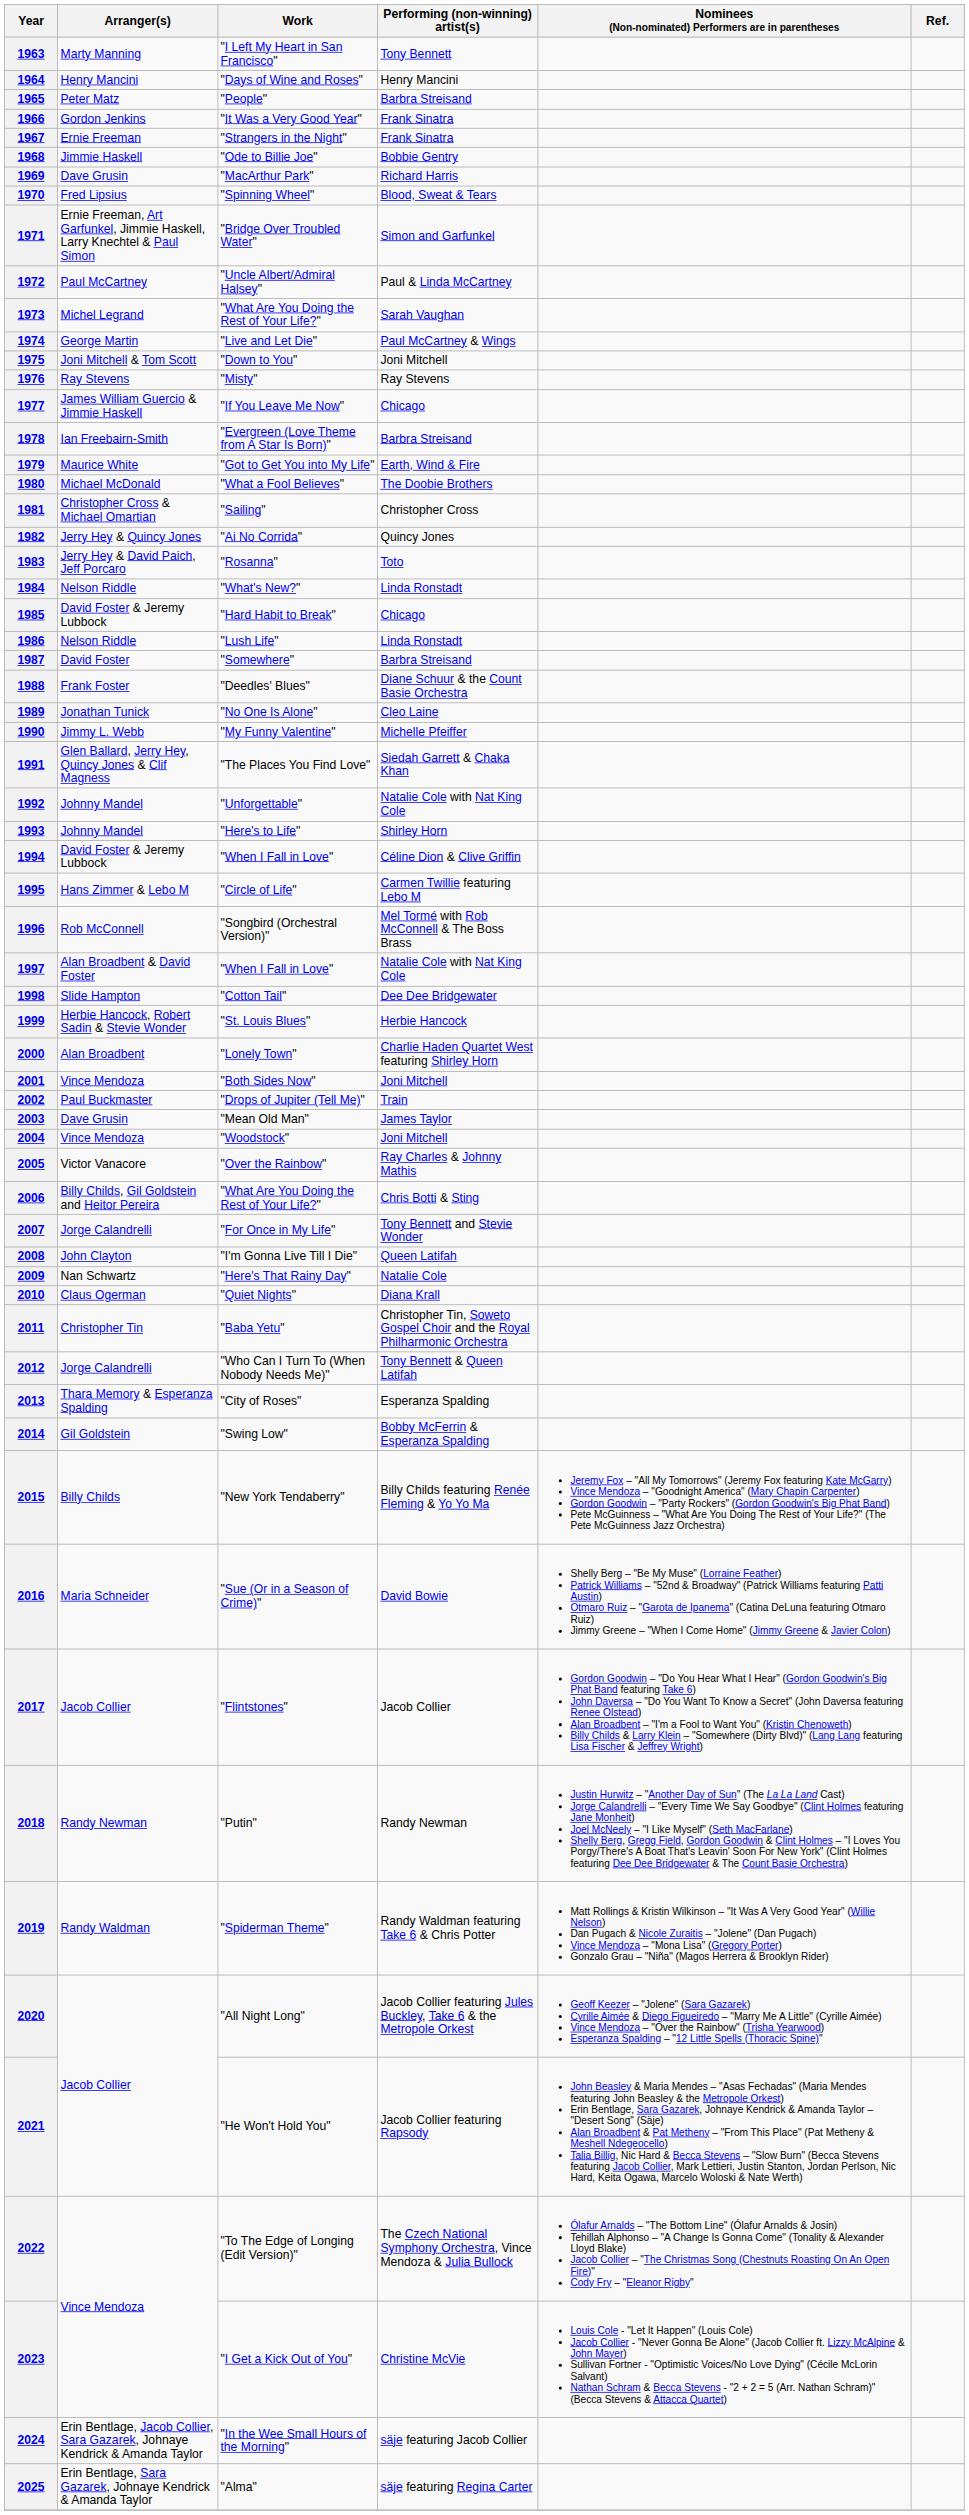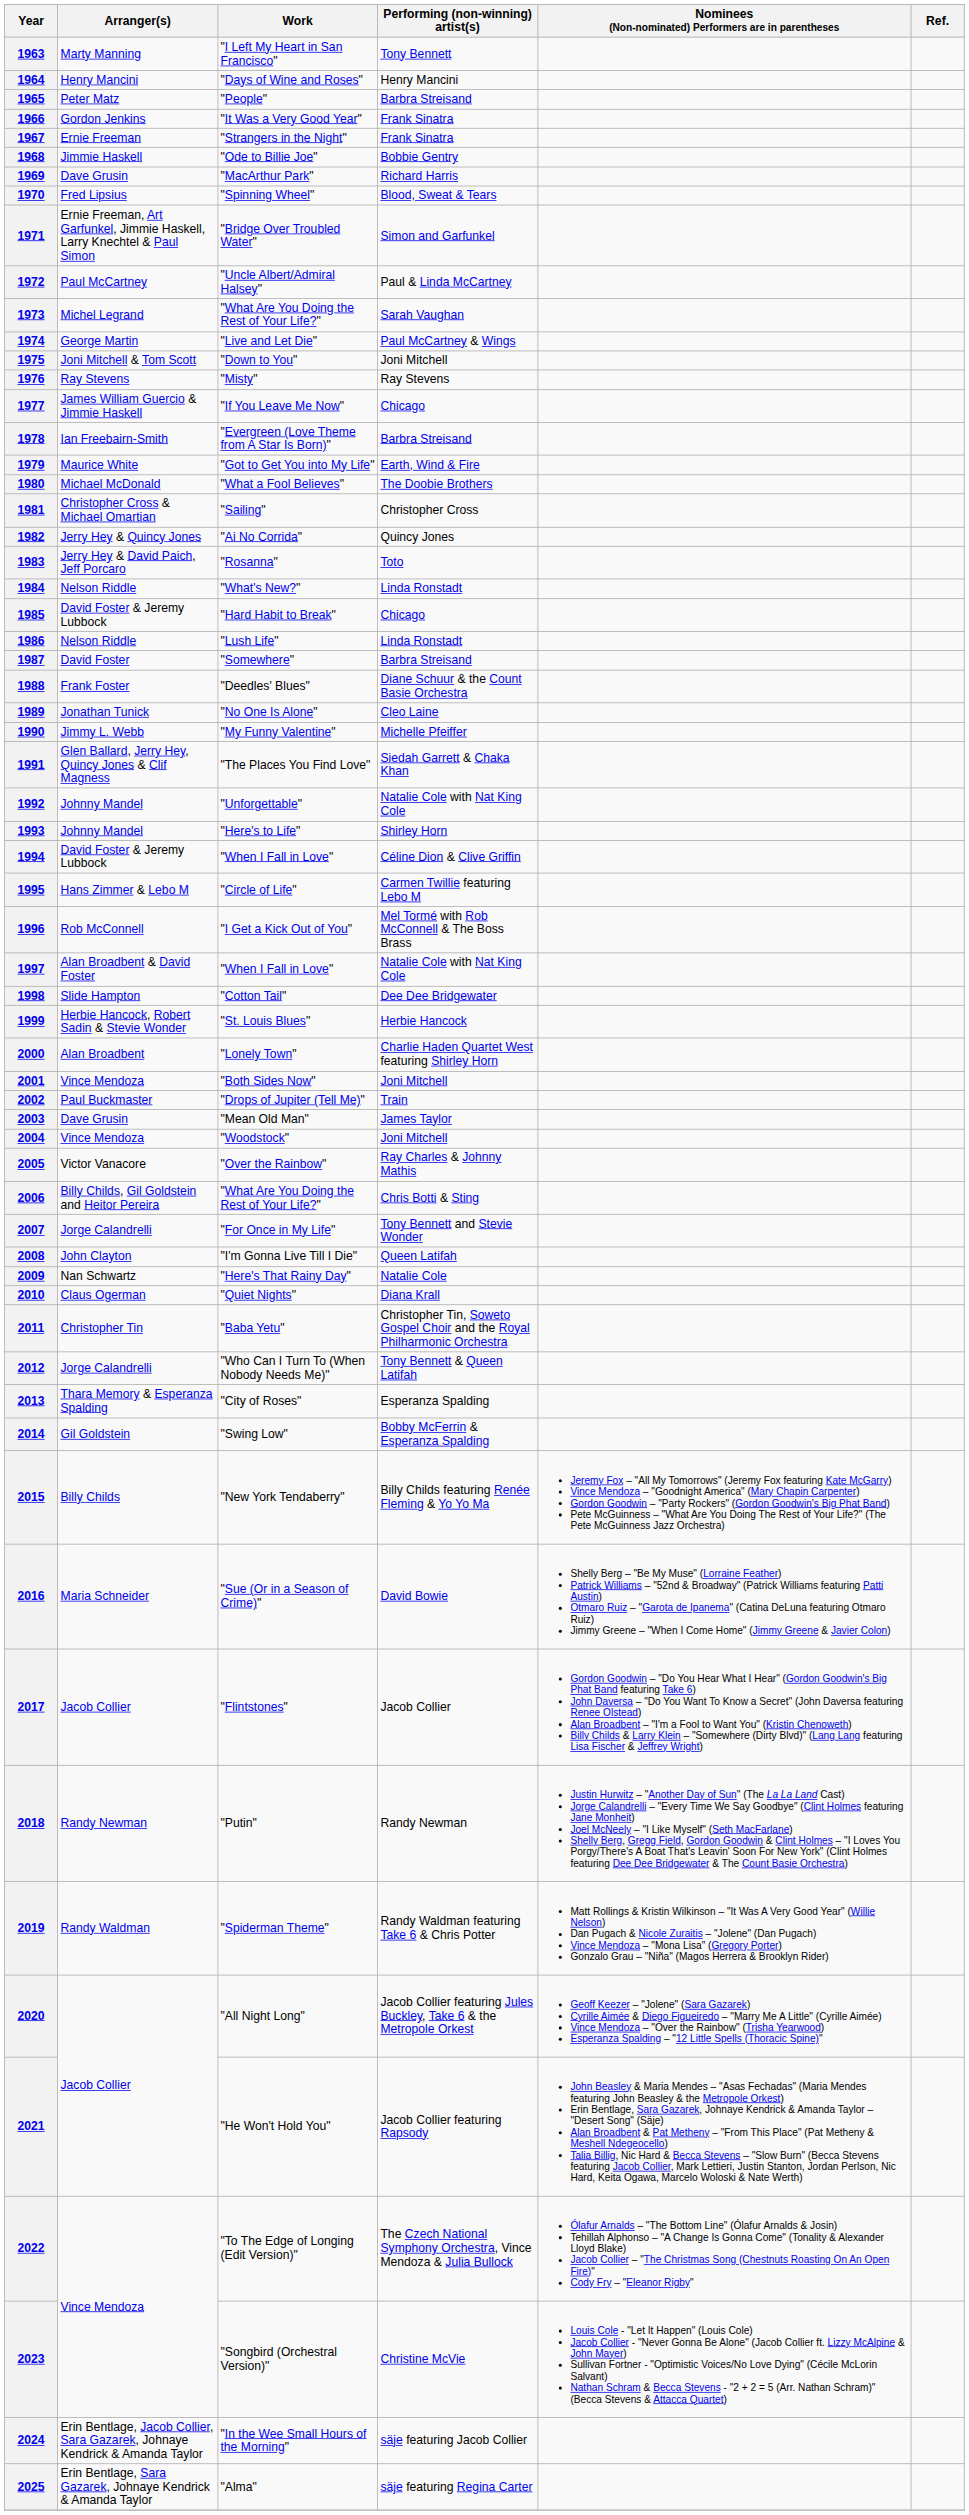(279, 929) "Songbird (Orchestral Version)" -> (286, 929) "I Get a Kick Out of You"
(286, 2359) "I Get a Kick Out of You" -> (279, 2359) "Songbird (Orchestral Version)"
